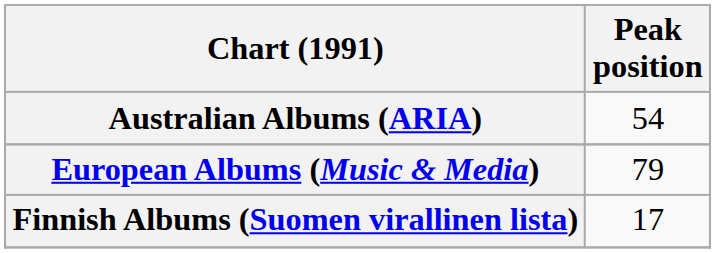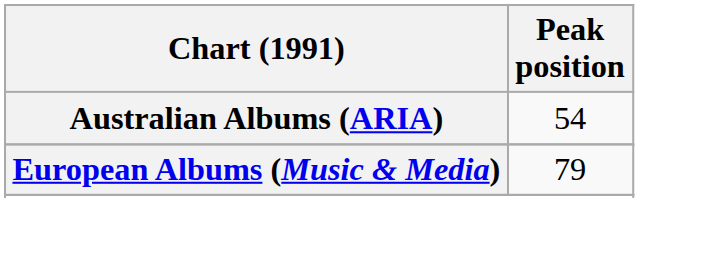- row: (295, 220)
